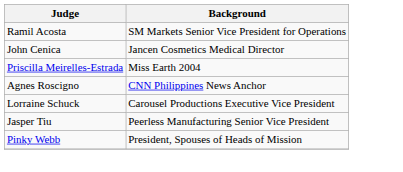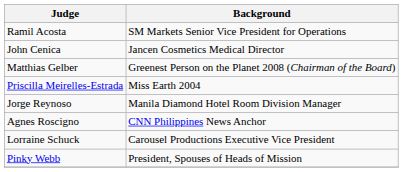+ row: (42, 67)
+ row: (39, 103)
- row: (29, 121)
